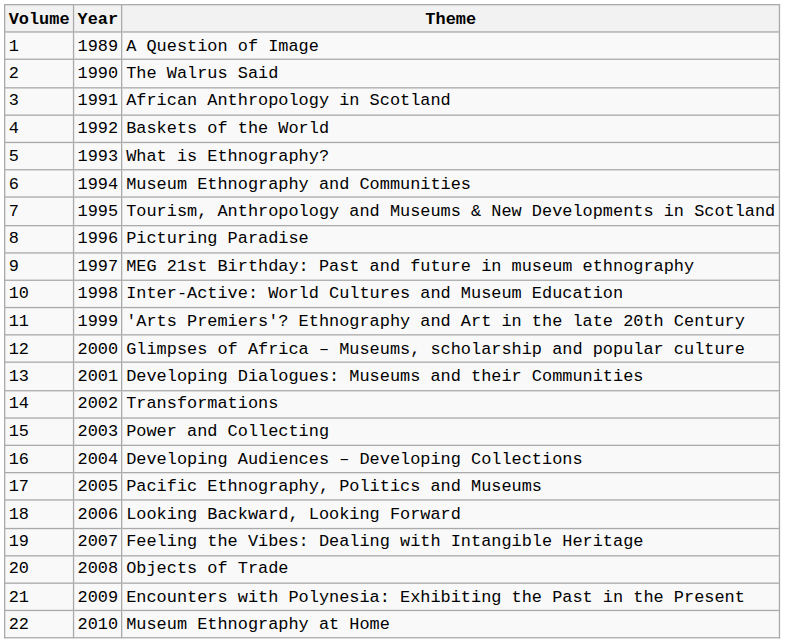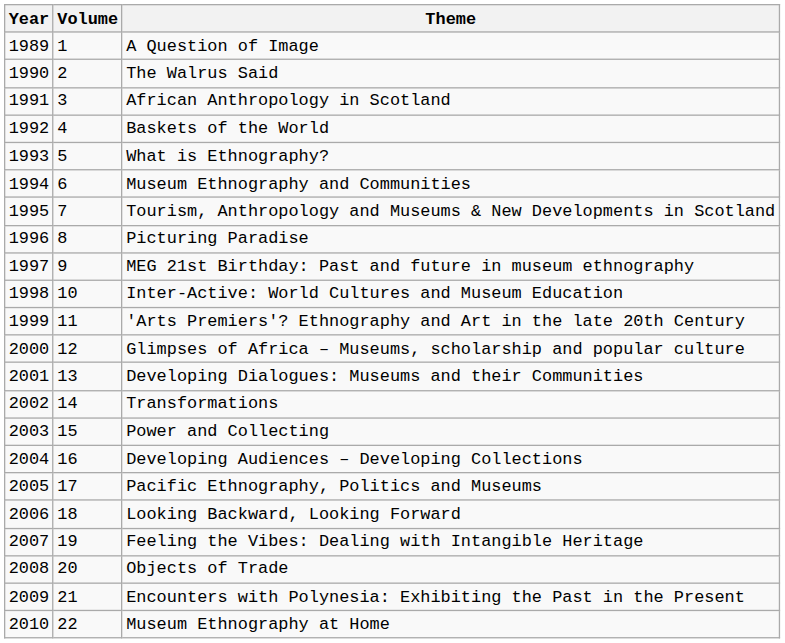columns swapped: (39, 18) <-> (98, 18)
